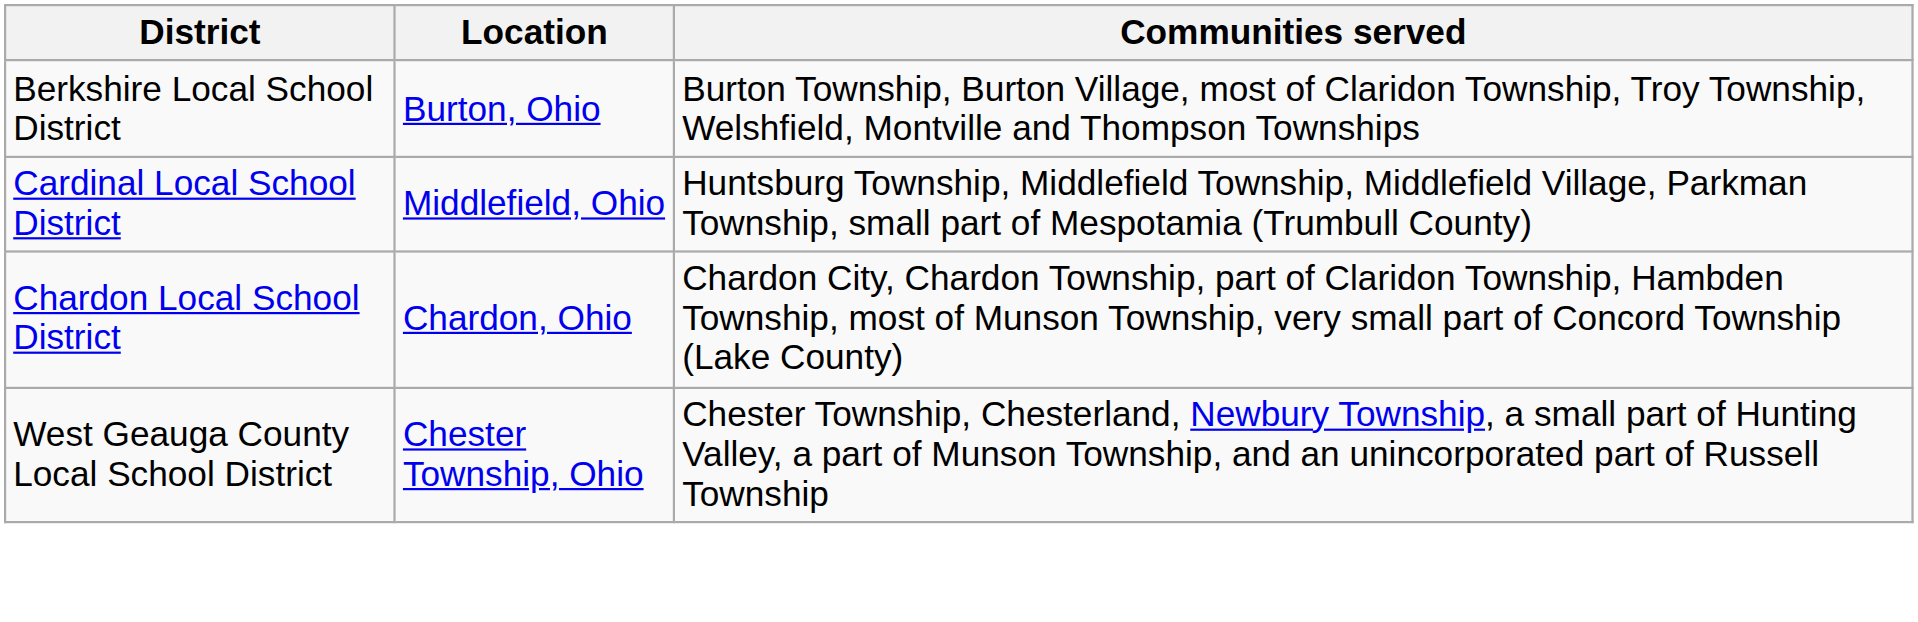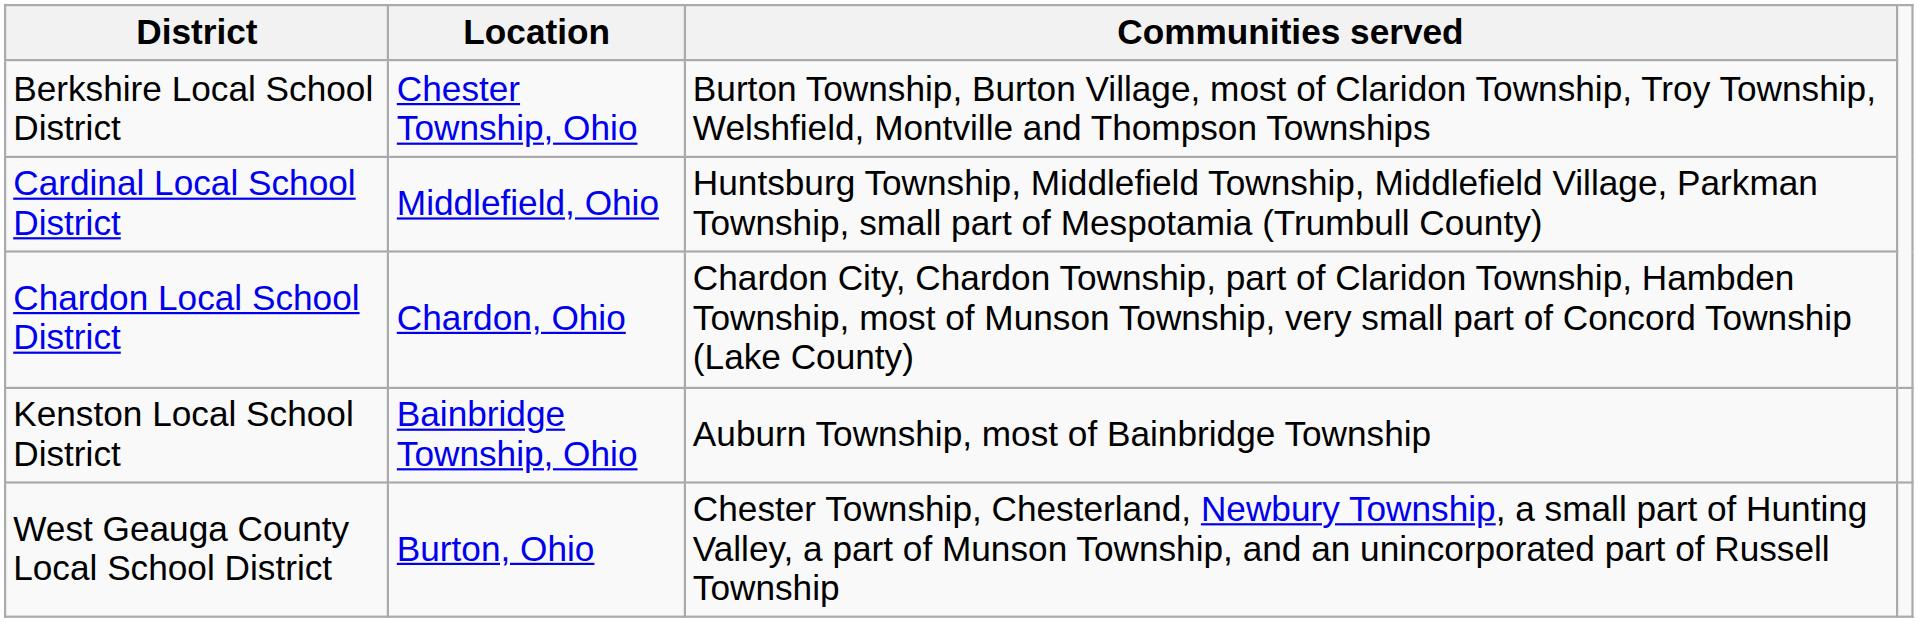(502, 108) Burton, Ohio -> (517, 108) Chester Township, Ohio
+ row: (183, 433)
(523, 453) Chester Township, Ohio -> (496, 549) Burton, Ohio
